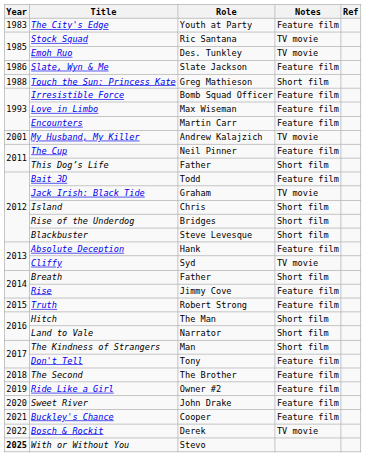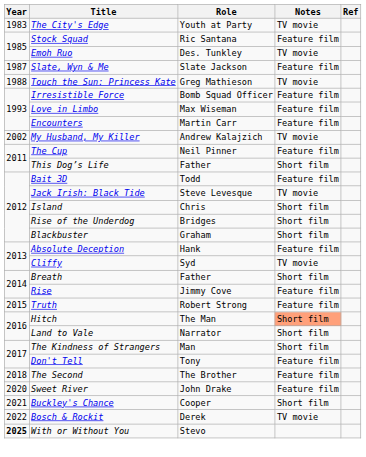(308, 25) Feature film -> (298, 25) TV movie
(298, 39) TV movie -> (308, 39) Feature film
(17, 67) 1986 -> (17, 67) 1987
(303, 81) Short film -> (298, 81) TV movie
(17, 137) 2001 -> (17, 137) 2002
(195, 193) Graham -> (216, 193) Steve Levesque
(216, 235) Steve Levesque -> (195, 235) Graham
(303, 319) no background -> (303, 319) lightsalmon background
- row: (72, 389)
(308, 417) Feature film -> (303, 403) Short film
